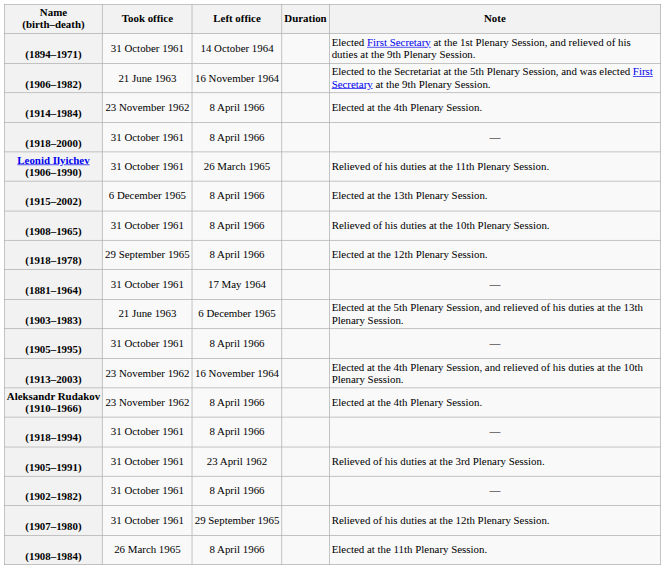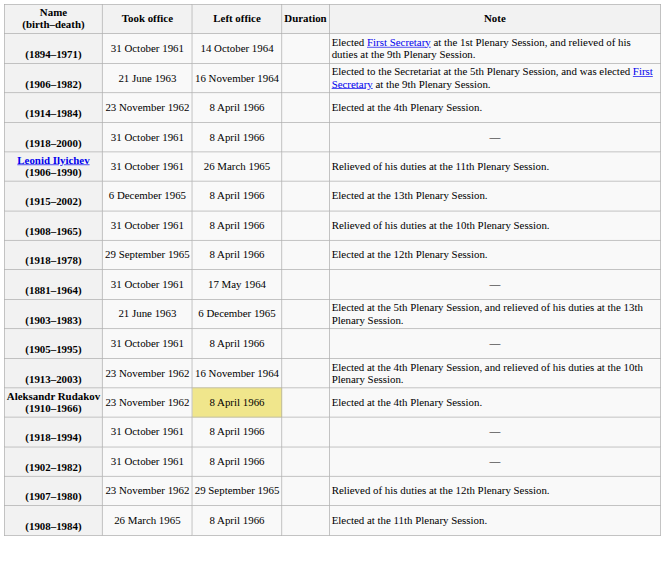(237, 402) no background -> (237, 402) khaki background
- row: (53, 467)
(147, 520) 31 October 1961 -> (147, 491) 23 November 1962
